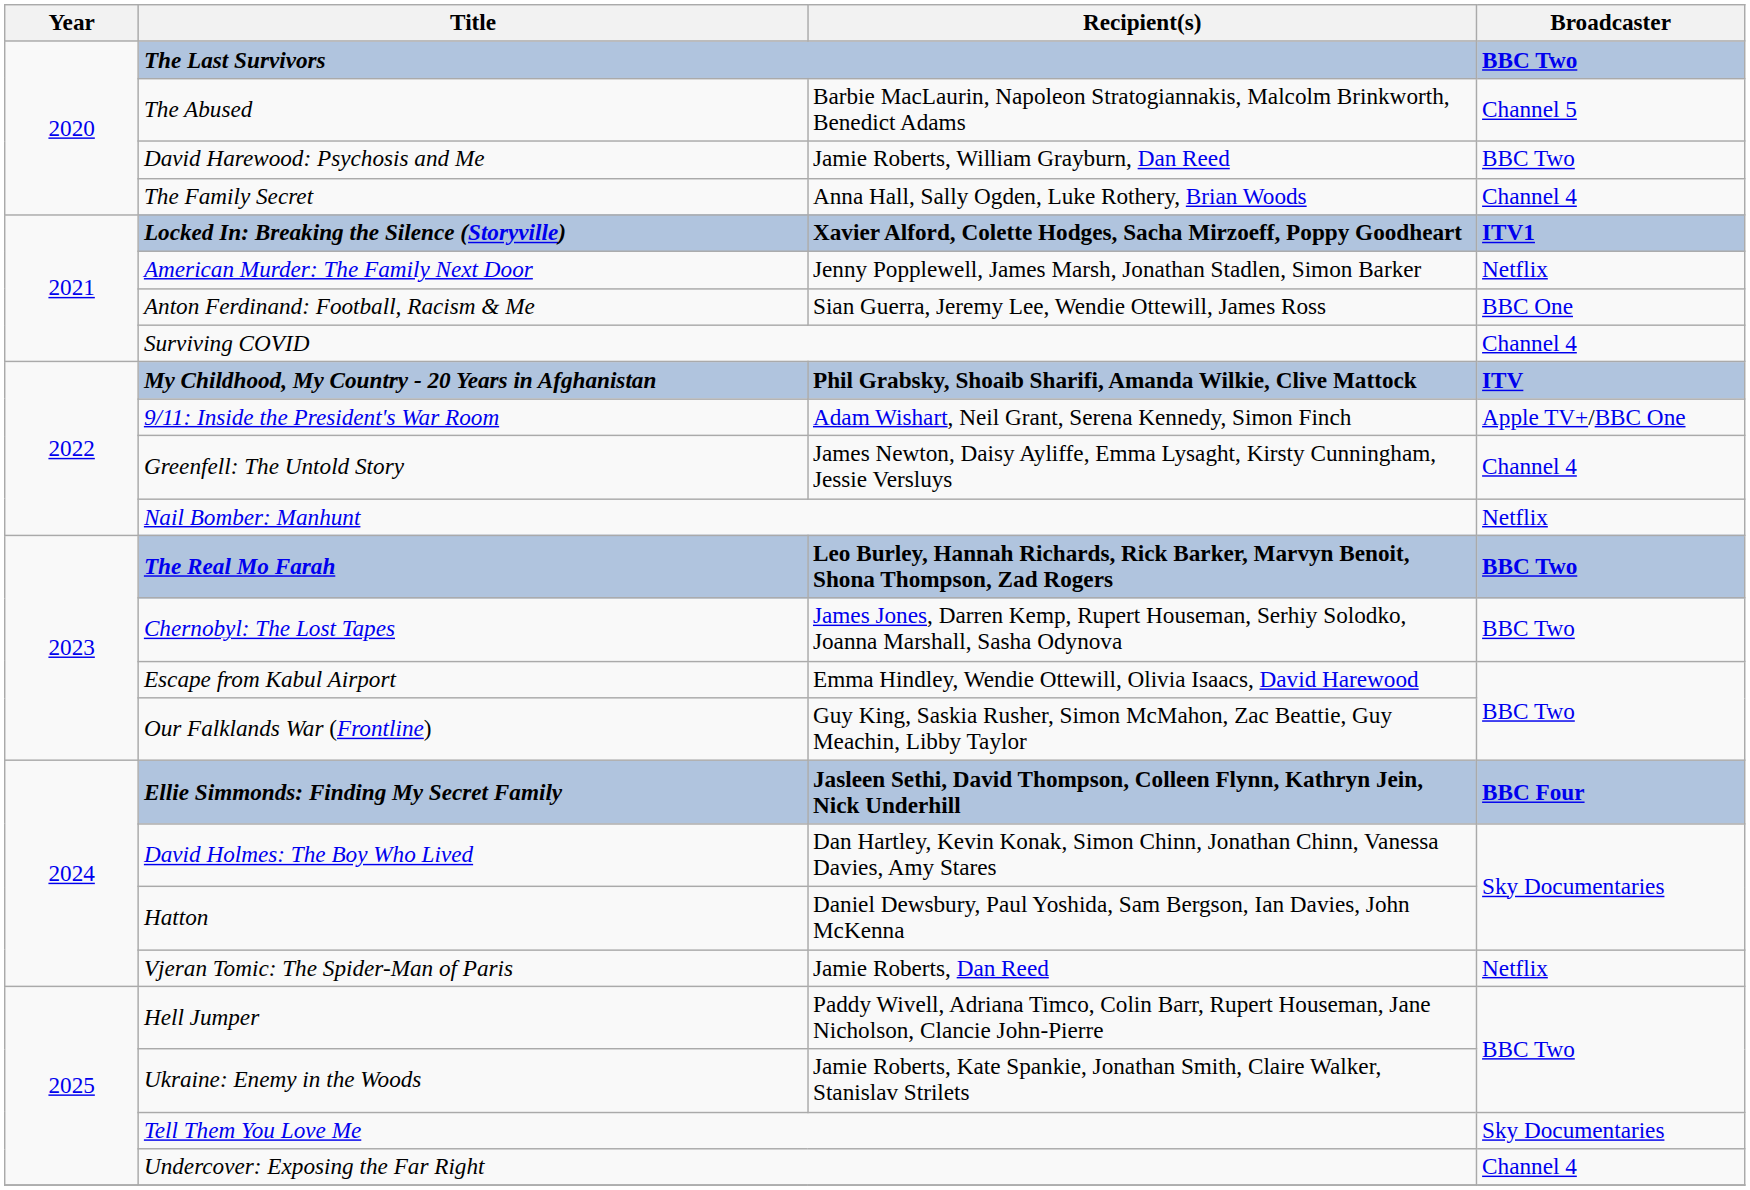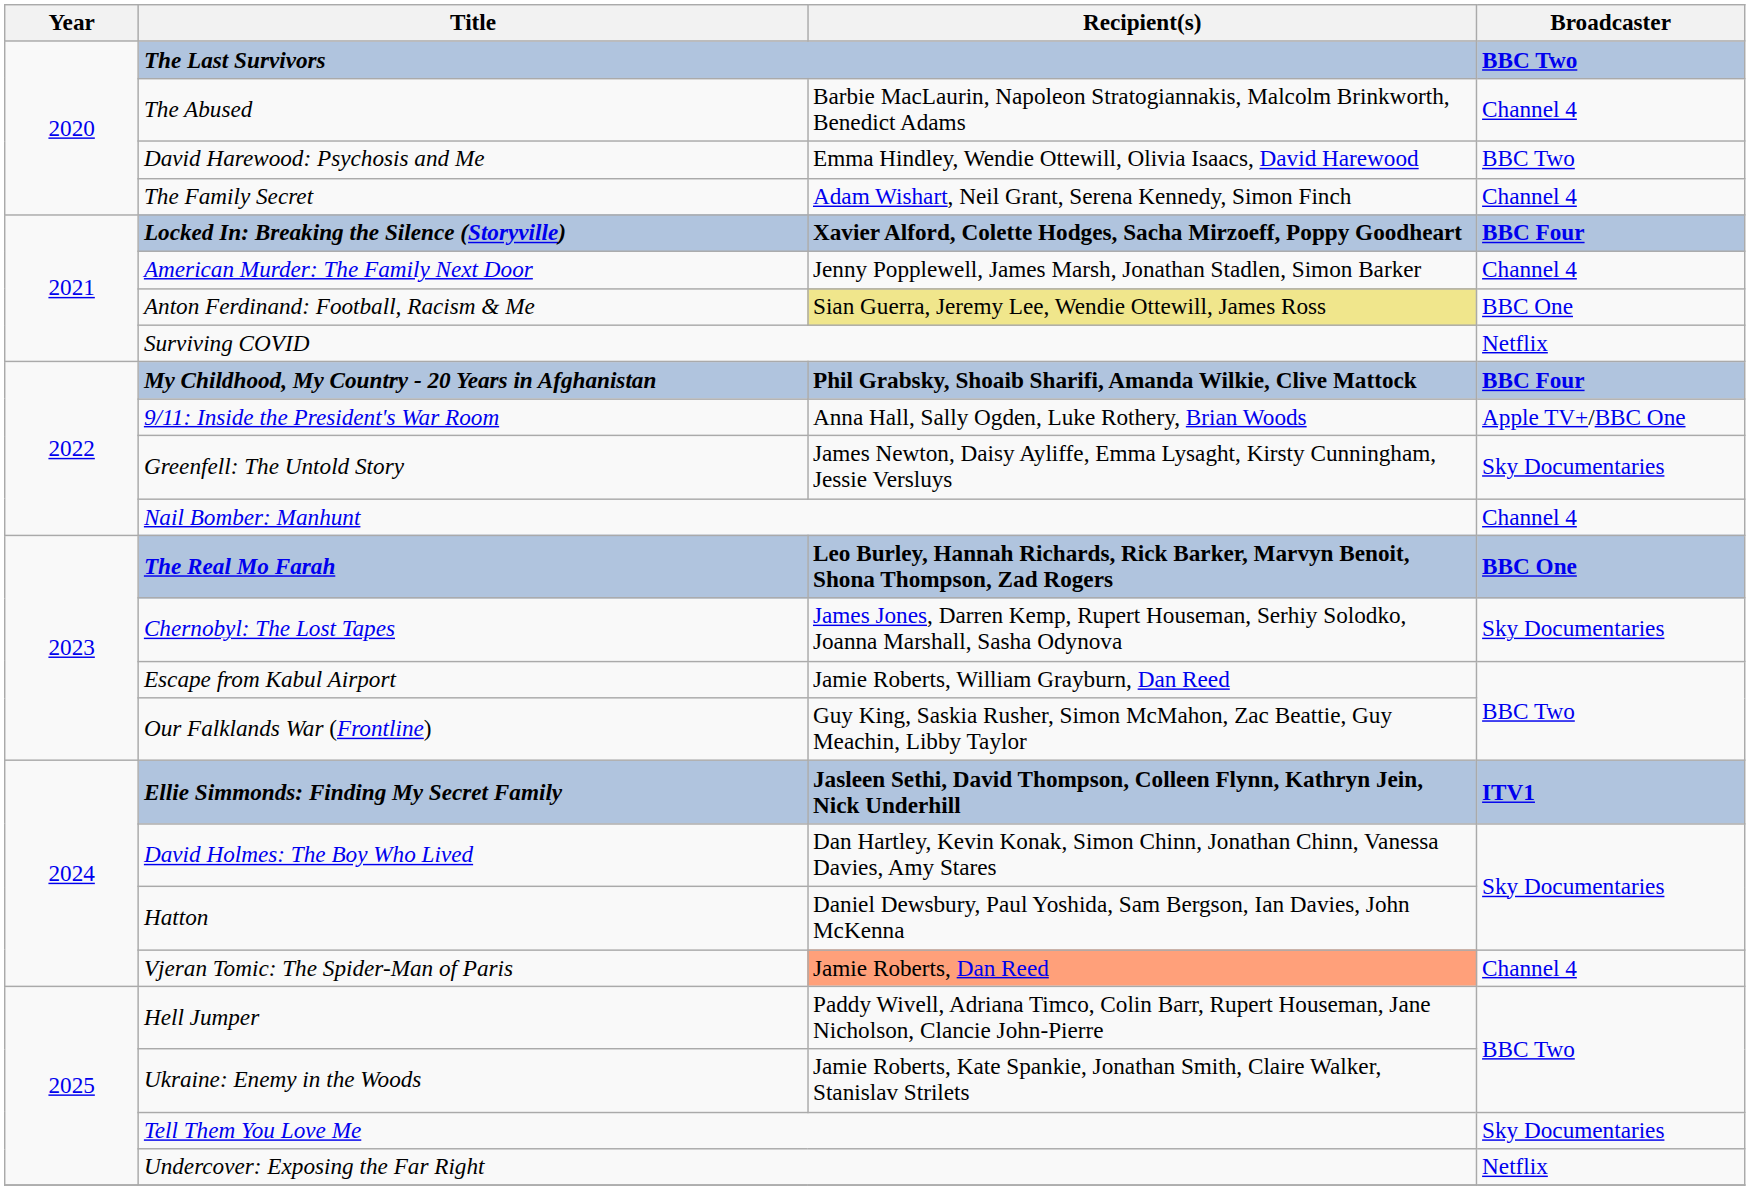(1529, 109) Channel 5 -> (1529, 109) Channel 4
(1021, 159) Jamie Roberts, William Grayburn, Dan Reed -> (1116, 159) Emma Hindley, Wendie Ottewill, Olivia Isaacs, David Harewood
(1060, 196) Anna Hall, Sally Ogden, Luke Rothery, Brian Woods -> (1082, 196) Adam Wishart, Neil Grant, Serena Kennedy, Simon Finch
(1509, 232) ITV1 -> (1533, 232) BBC Four
(1515, 269) Netflix -> (1529, 269) Channel 4
(1070, 306) no background -> (1070, 306) khaki background
(1529, 343) Channel 4 -> (1515, 343) Netflix
(1503, 380) ITV -> (1533, 380) BBC Four
(1082, 416) Adam Wishart, Neil Grant, Serena Kennedy, Simon Finch -> (1060, 416) Anna Hall, Sally Ogden, Luke Rothery, Brian Woods
(1529, 466) Channel 4 -> (1573, 466) Sky Documentaries
(1515, 516) Netflix -> (1529, 516) Channel 4
(1530, 566) BBC Two -> (1529, 566) BBC One
(1528, 629) BBC Two -> (1573, 629) Sky Documentaries
(1116, 679) Emma Hindley, Wendie Ottewill, Olivia Isaacs, David Harewood -> (1021, 679) Jamie Roberts, William Grayburn, Dan Reed
(1533, 791) BBC Four -> (1509, 791) ITV1
(931, 967) no background -> (931, 967) lightsalmon background
(1515, 967) Netflix -> (1529, 967) Channel 4
(1529, 1166) Channel 4 -> (1515, 1166) Netflix
